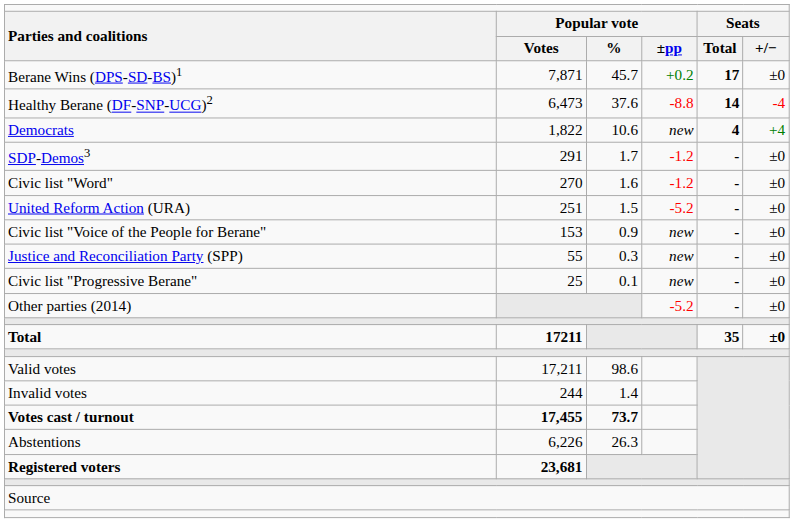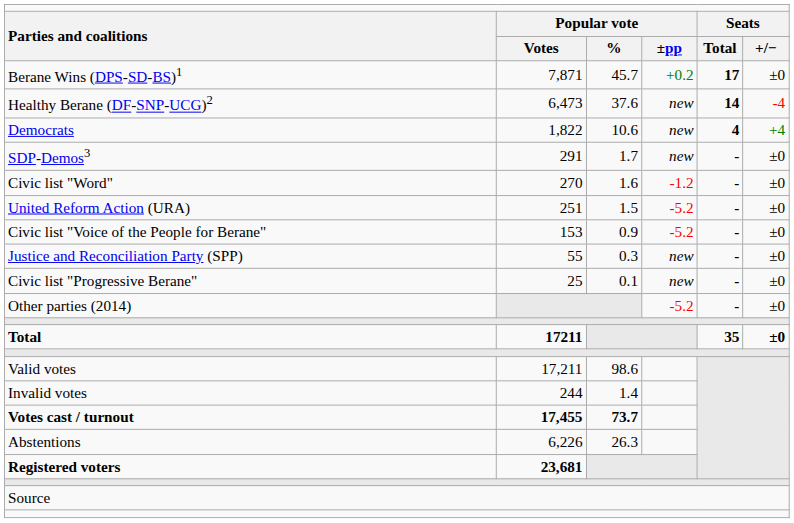(682, 103) -8.8 -> (681, 103) new
(682, 156) -1.2 -> (681, 156) new
(681, 231) new -> (682, 231) -5.2
